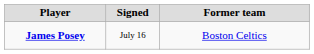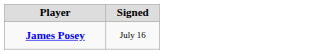- column: (234, 13)
